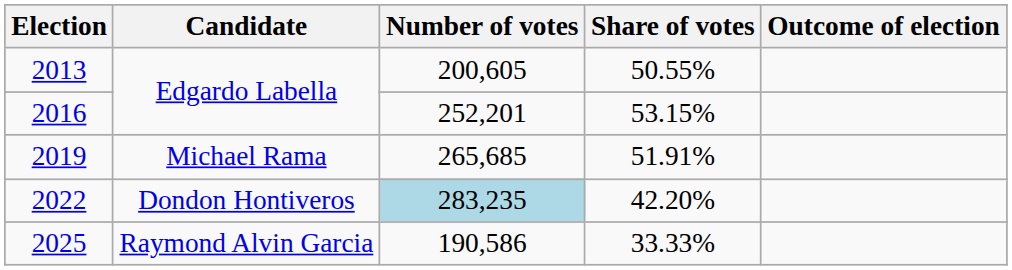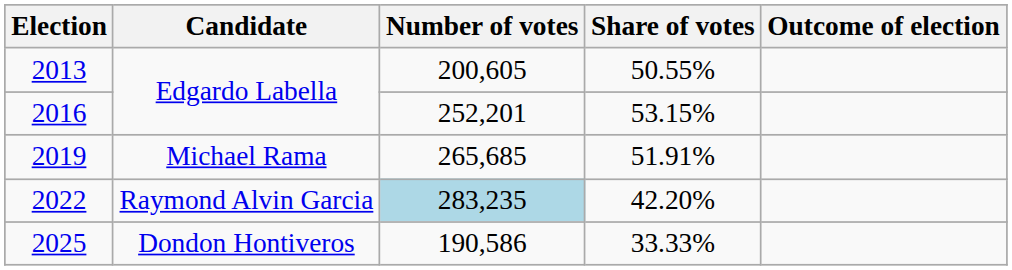(246, 199) Dondon Hontiveros -> (246, 199) Raymond Alvin Garcia
(246, 243) Raymond Alvin Garcia -> (246, 243) Dondon Hontiveros
